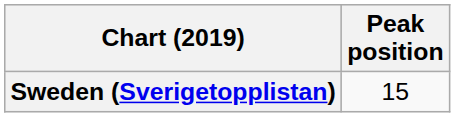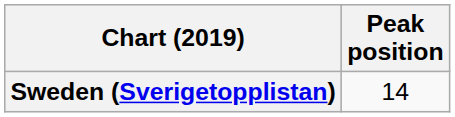(395, 91) 15 -> (395, 91) 14
